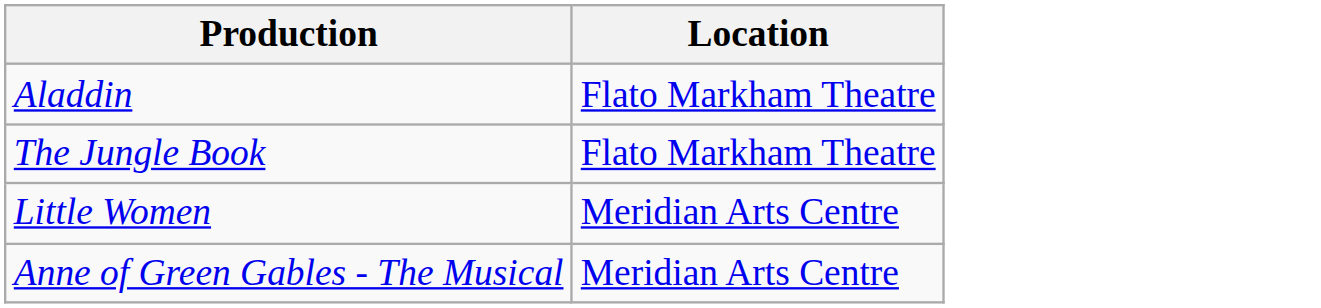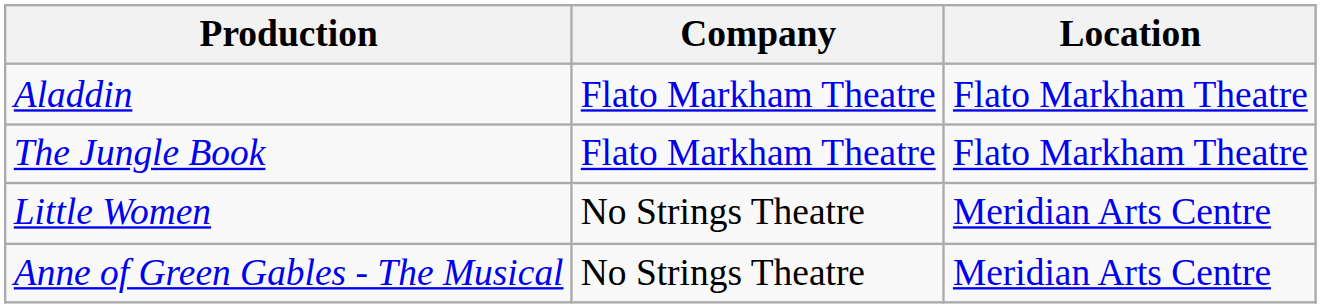+ column: (758, 34)
